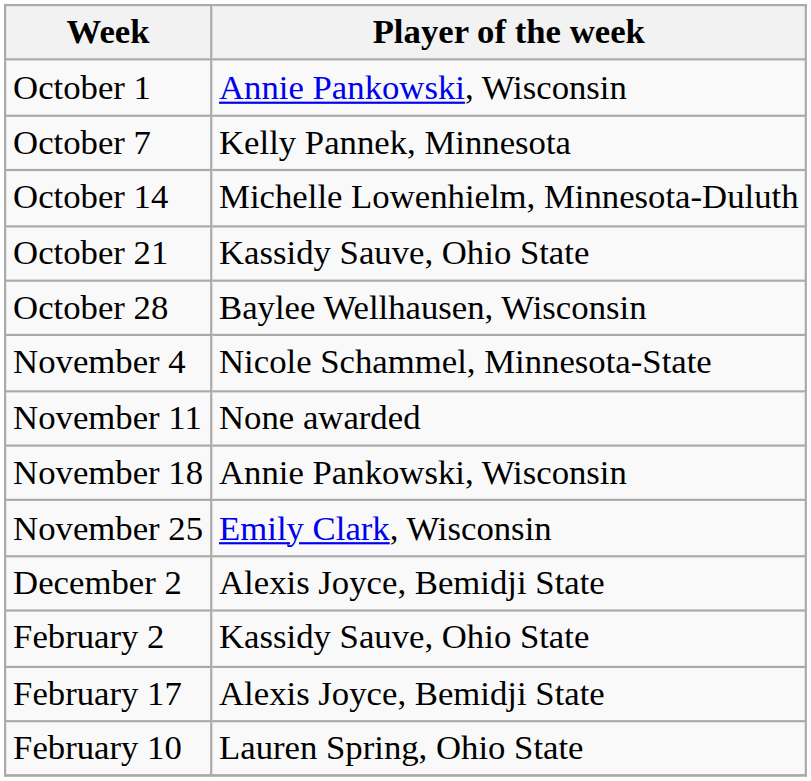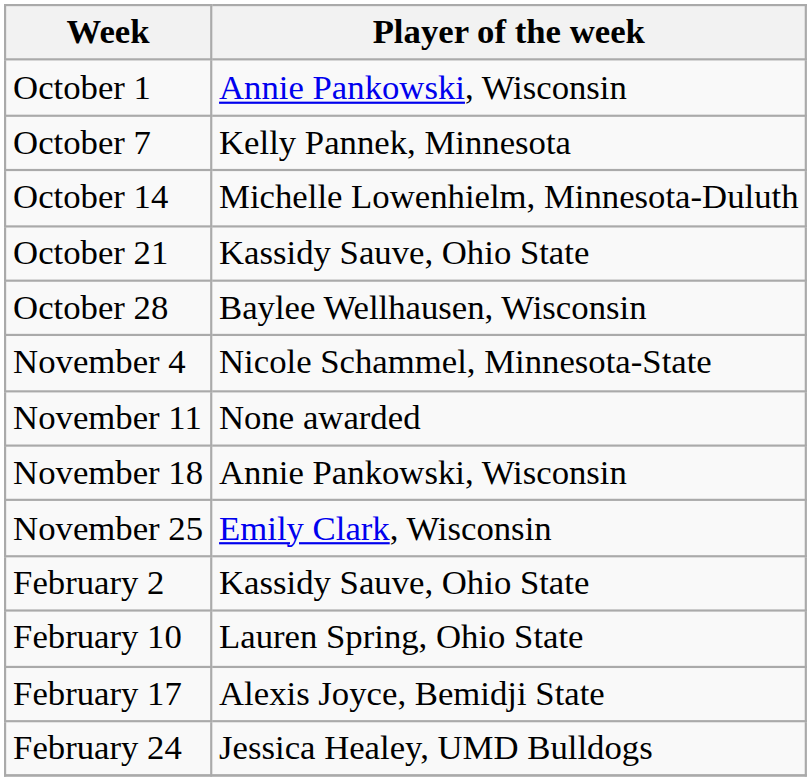- row: (97, 582)
rows swapped: (97, 747) <-> (97, 692)
+ row: (97, 747)
